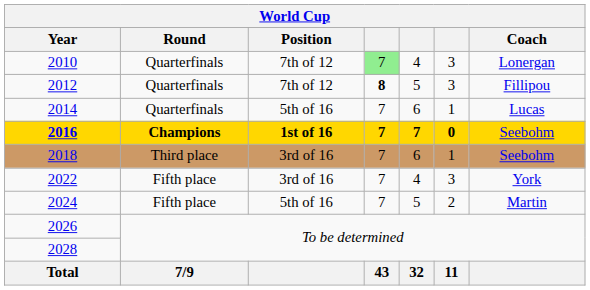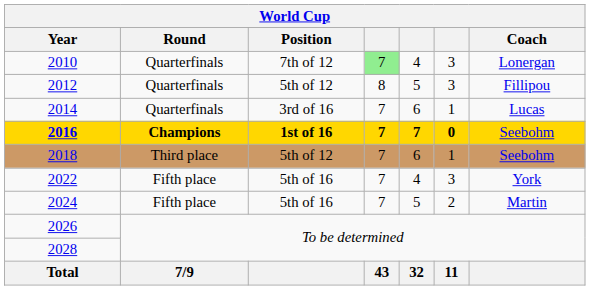(306, 86) 7th of 12 -> (306, 86) 5th of 12
(382, 86) bold -> (382, 86) normal
(306, 109) 5th of 16 -> (306, 109) 3rd of 16
(306, 156) 3rd of 16 -> (306, 156) 5th of 12
(306, 179) 3rd of 16 -> (306, 179) 5th of 16
